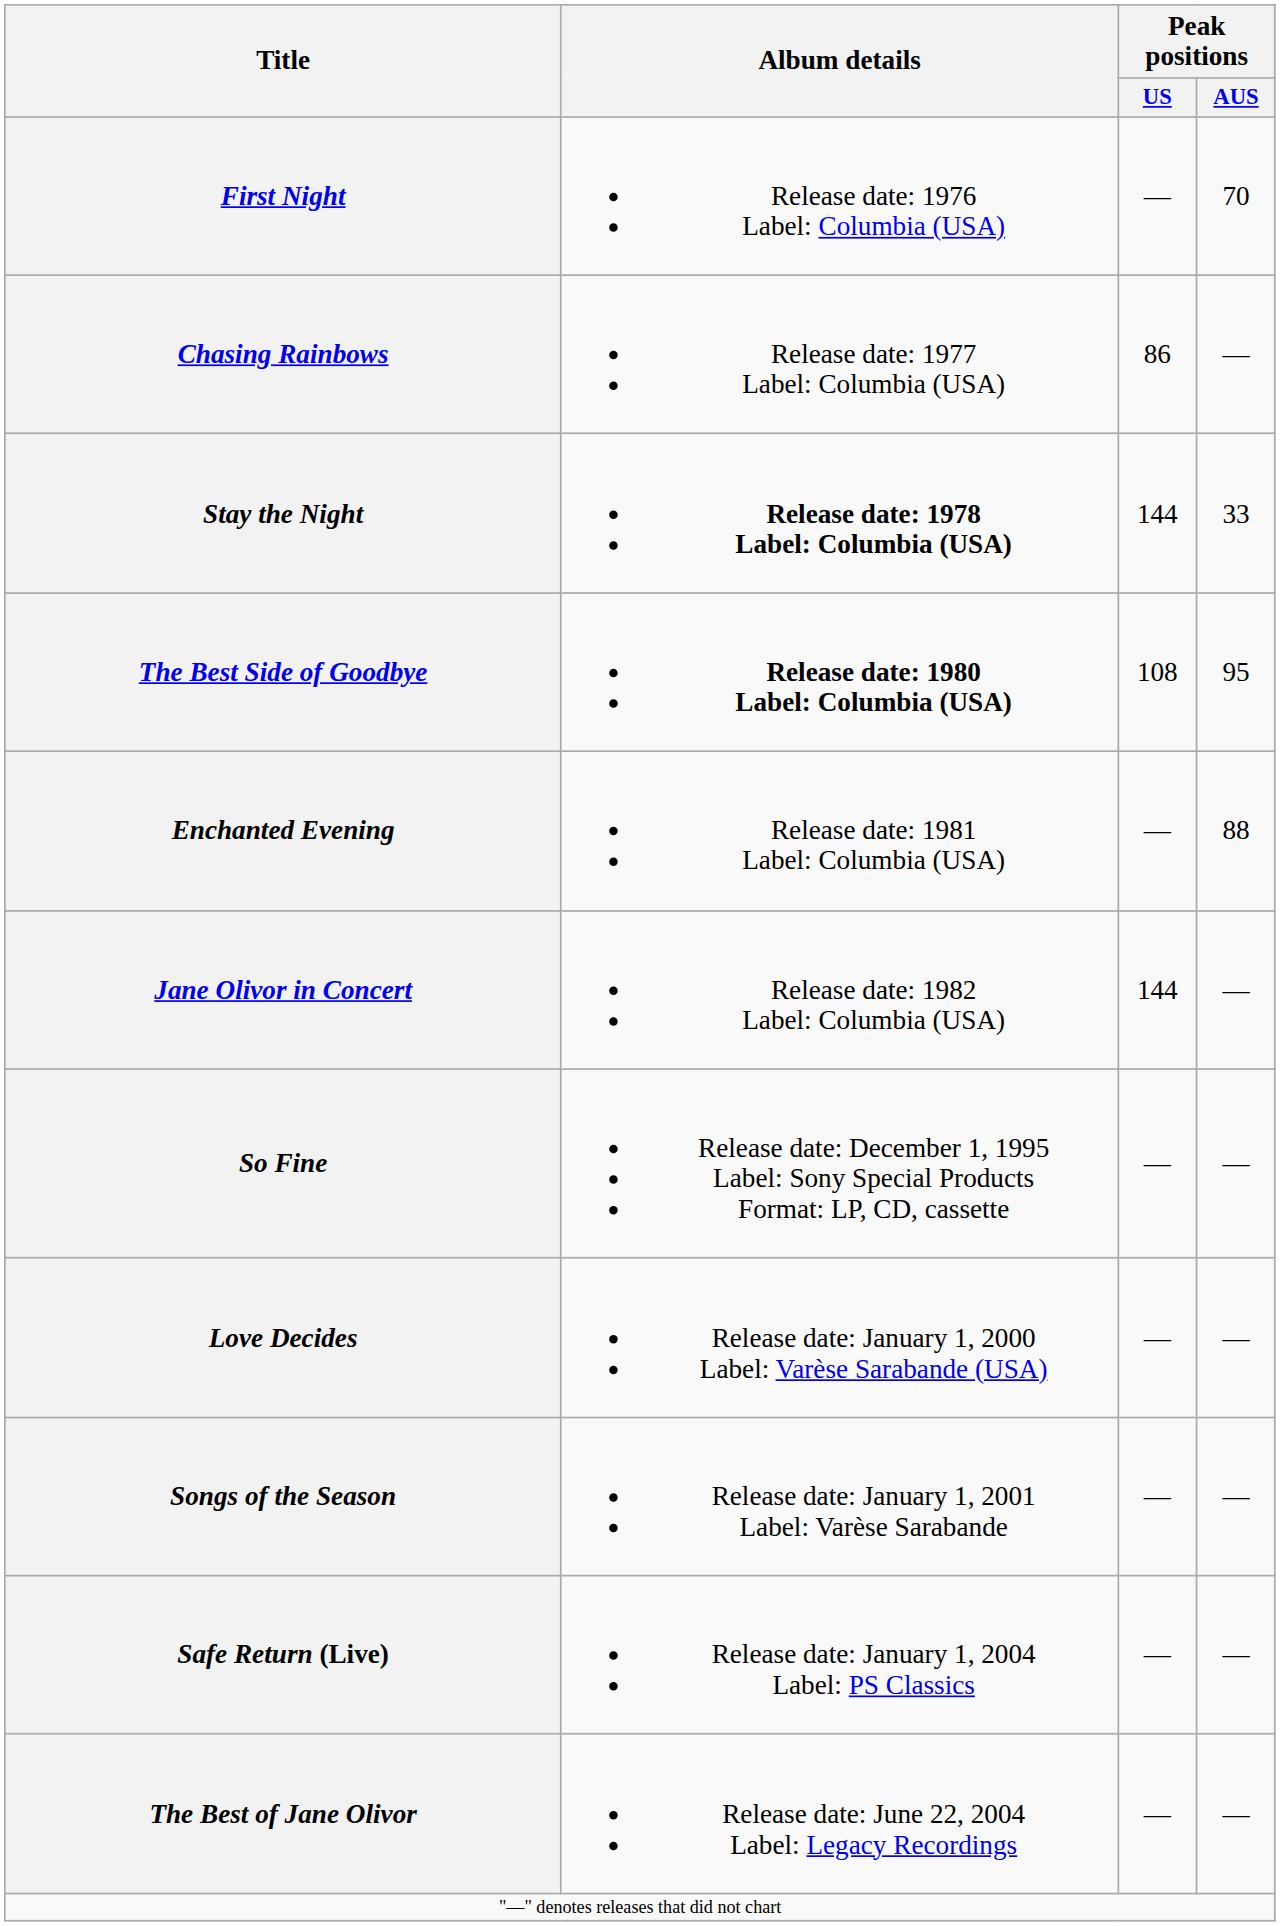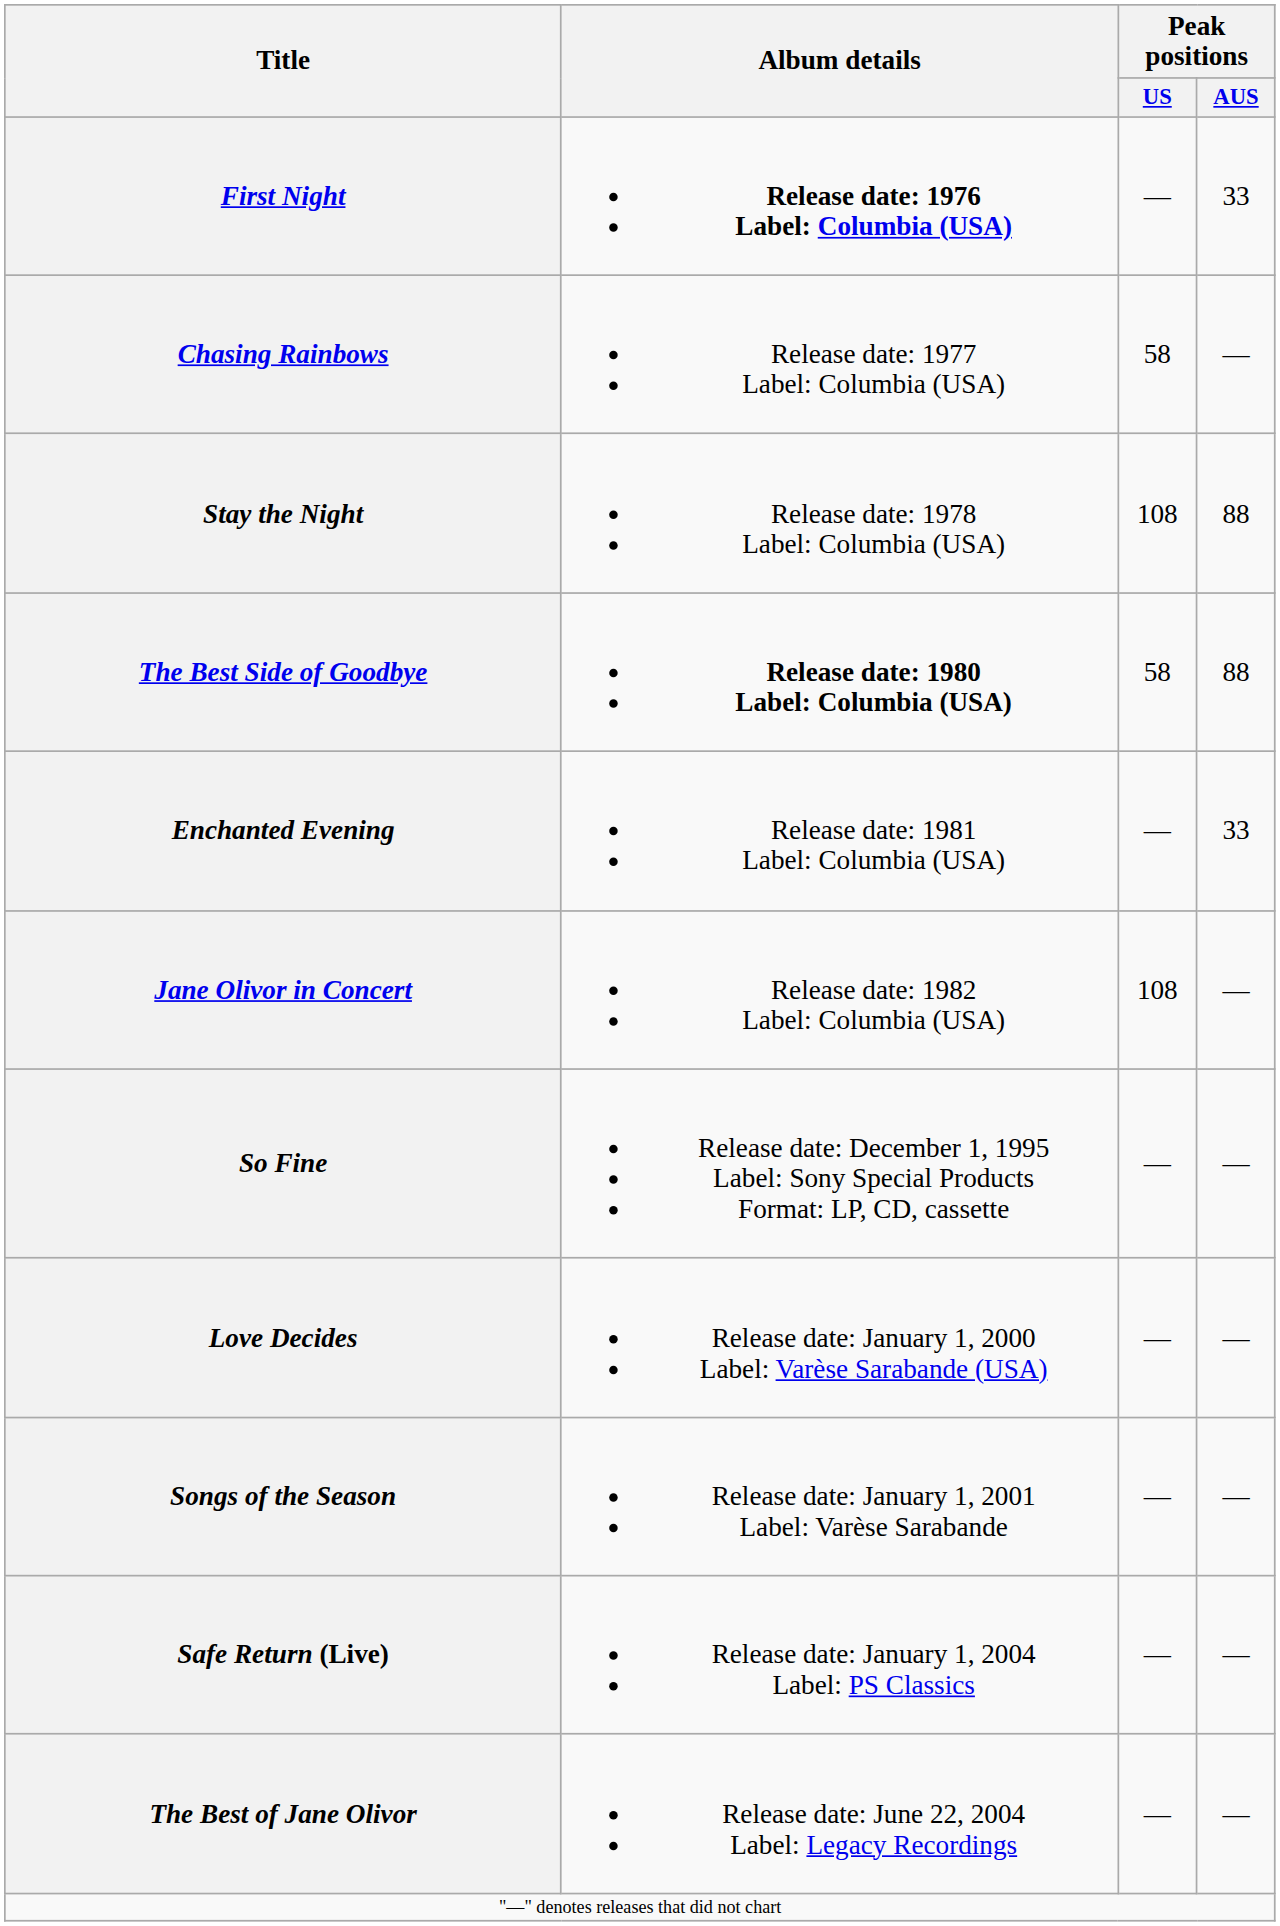(840, 211) normal -> (840, 211) bold
(1236, 195) 70 -> (1236, 195) 33
(1157, 354) 86 -> (1157, 354) 58
(840, 529) bold -> (840, 529) normal
(1157, 513) 144 -> (1157, 513) 108
(1236, 513) 33 -> (1236, 513) 88
(1157, 671) 108 -> (1157, 671) 58
(1236, 671) 95 -> (1236, 671) 88
(1236, 830) 88 -> (1236, 830) 33
(1157, 989) 144 -> (1157, 989) 108
